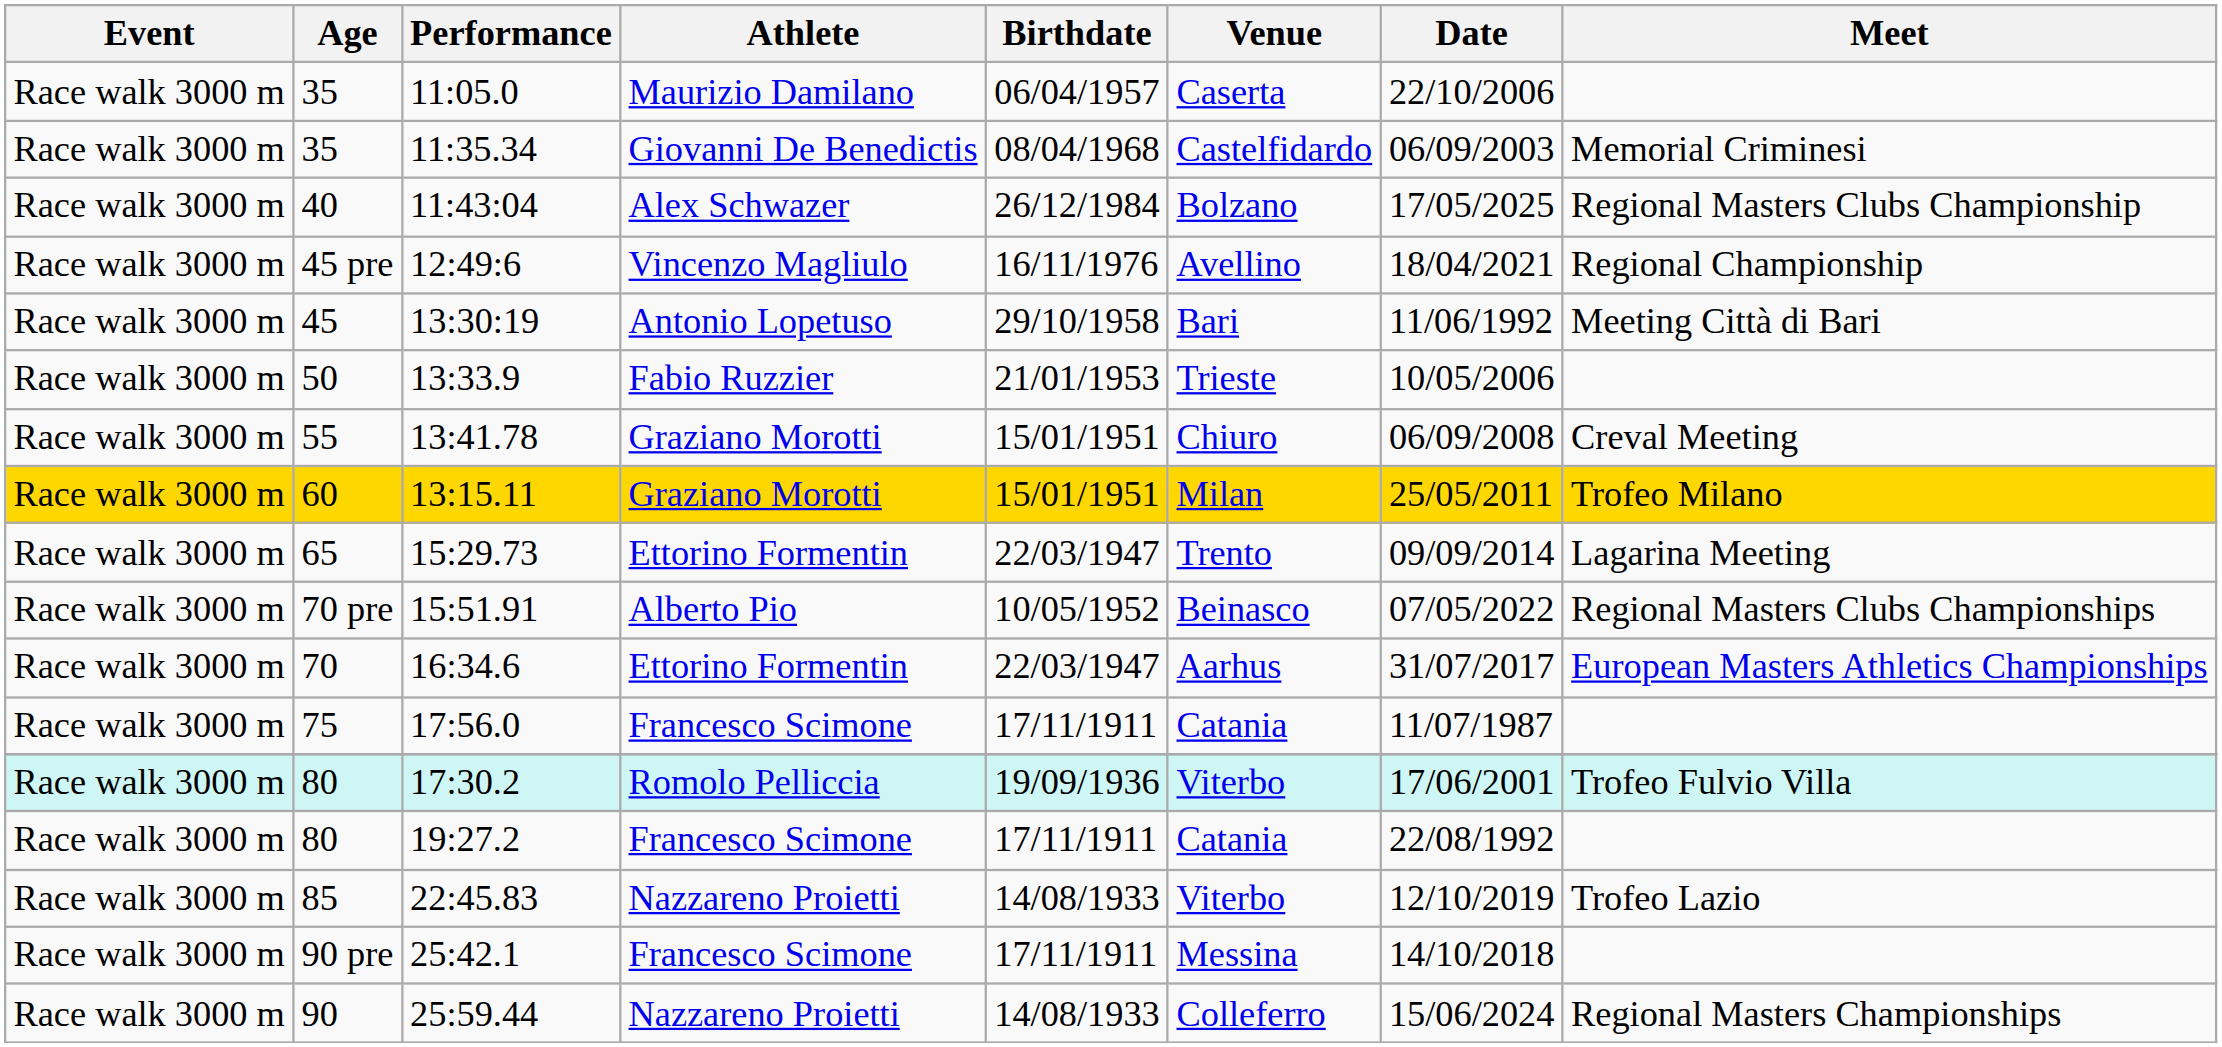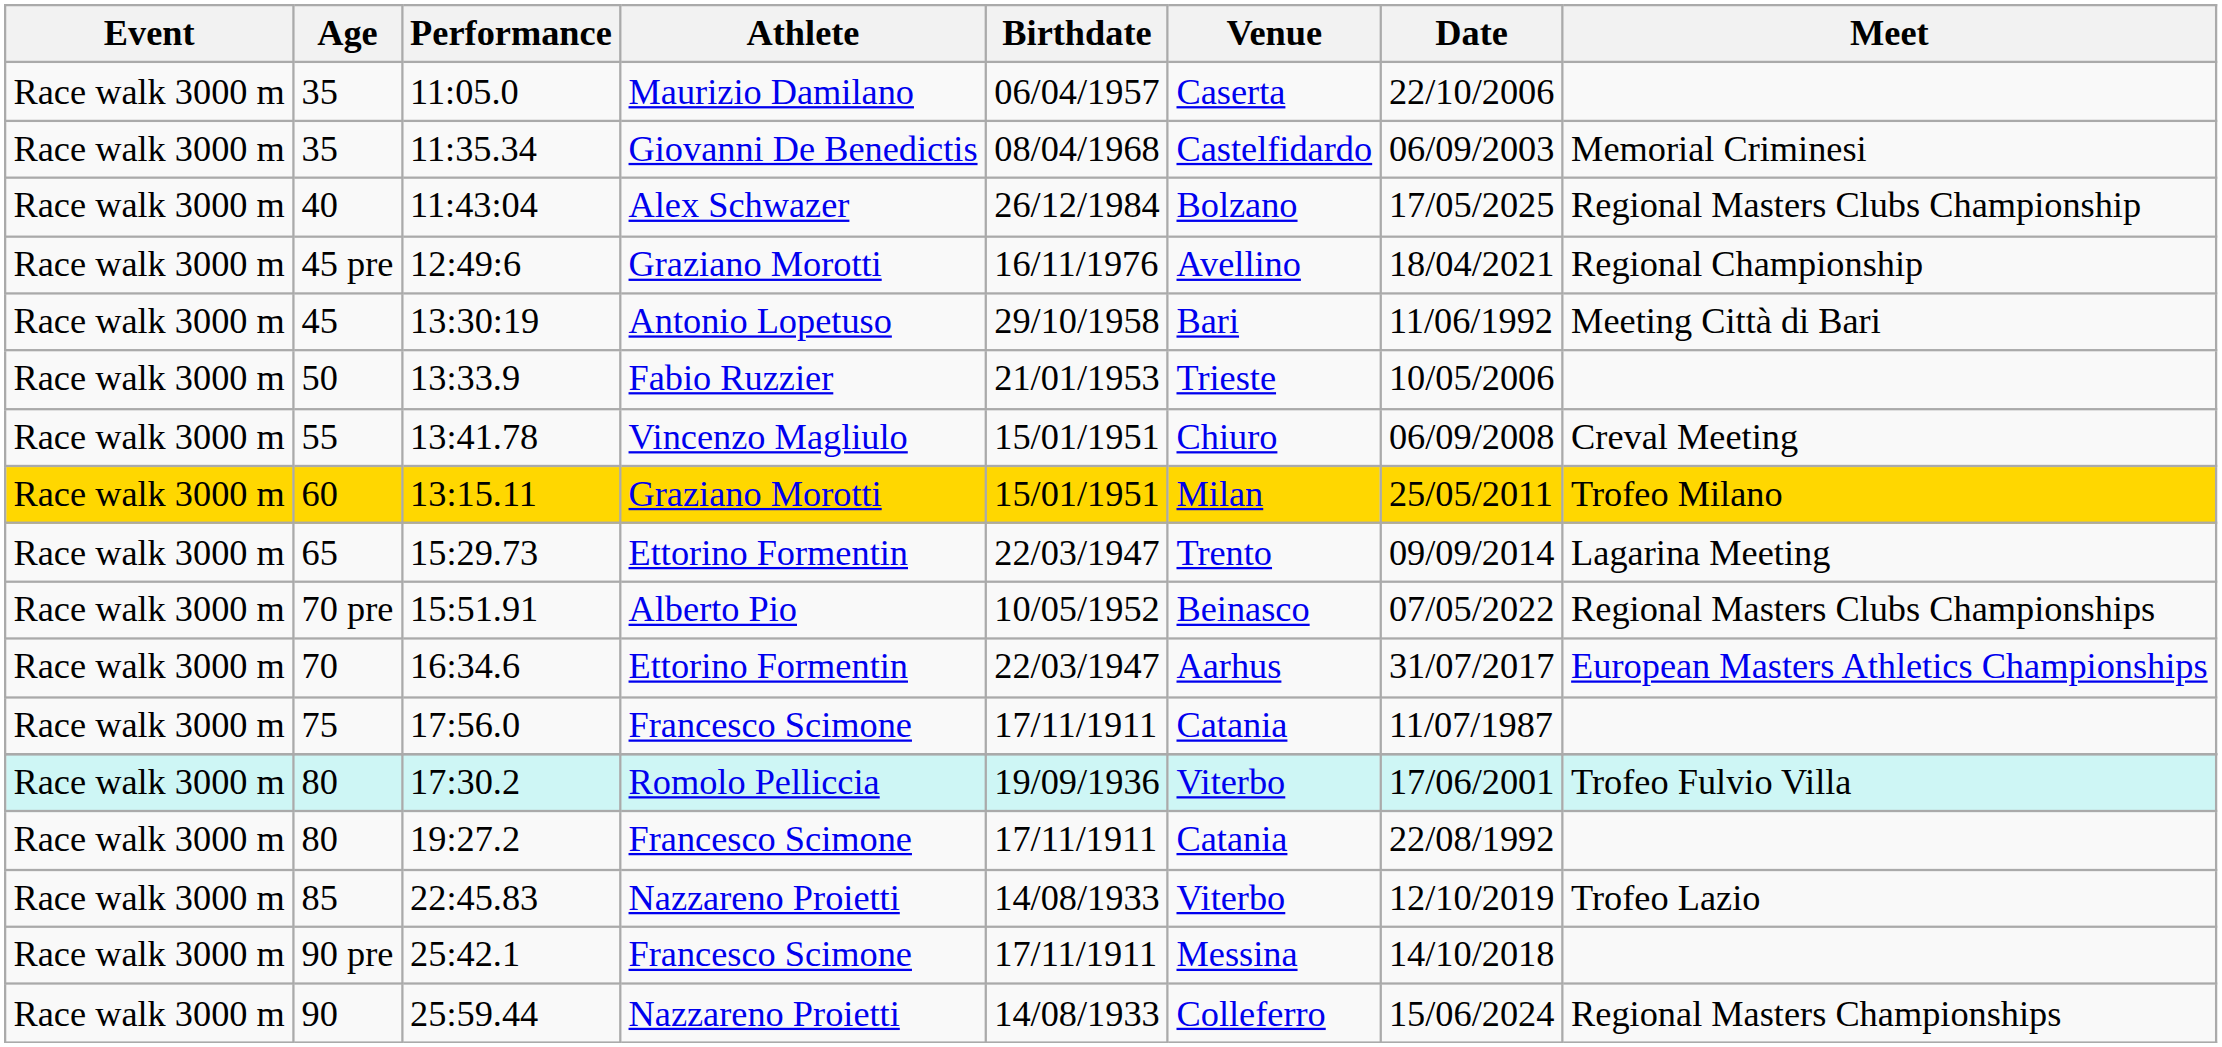(768, 263) Vincenzo Magliulo -> (755, 263) Graziano Morotti
(755, 436) Graziano Morotti -> (768, 436) Vincenzo Magliulo
